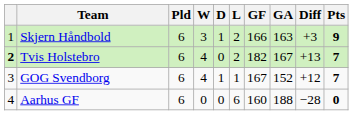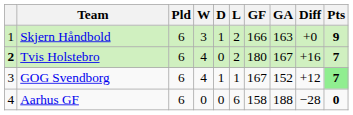(310, 36) +3 -> (310, 36) +0
(257, 57) 182 -> (257, 57) 180
(310, 57) +13 -> (310, 57) +16
(336, 78) no background -> (336, 78) lightgreen background
(257, 99) 160 -> (257, 99) 158
